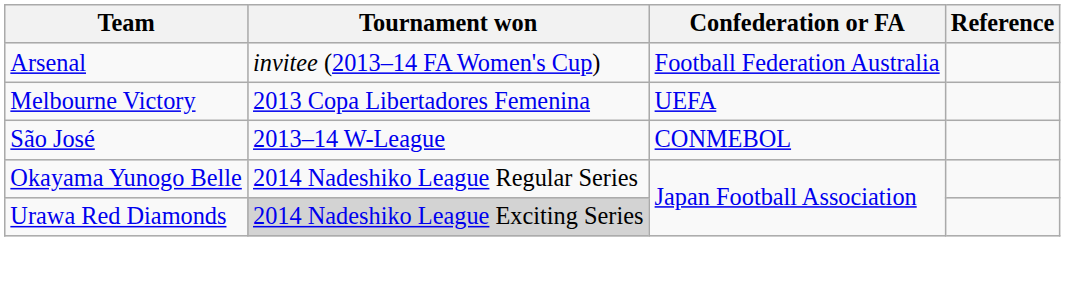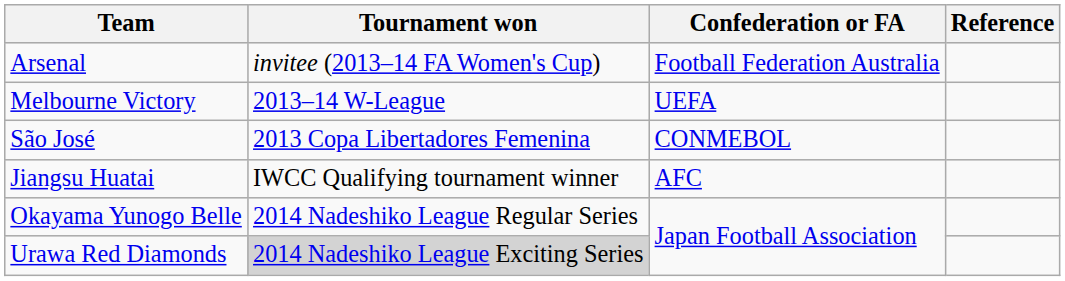(422, 100) 2013 Copa Libertadores Femenina -> (349, 100) 2013–14 W-League
(349, 139) 2013–14 W-League -> (422, 139) 2013 Copa Libertadores Femenina
+ row: (82, 178)
